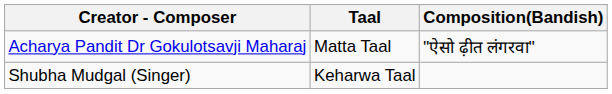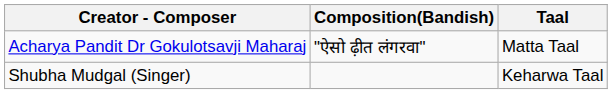columns swapped: (365, 17) <-> (513, 17)
